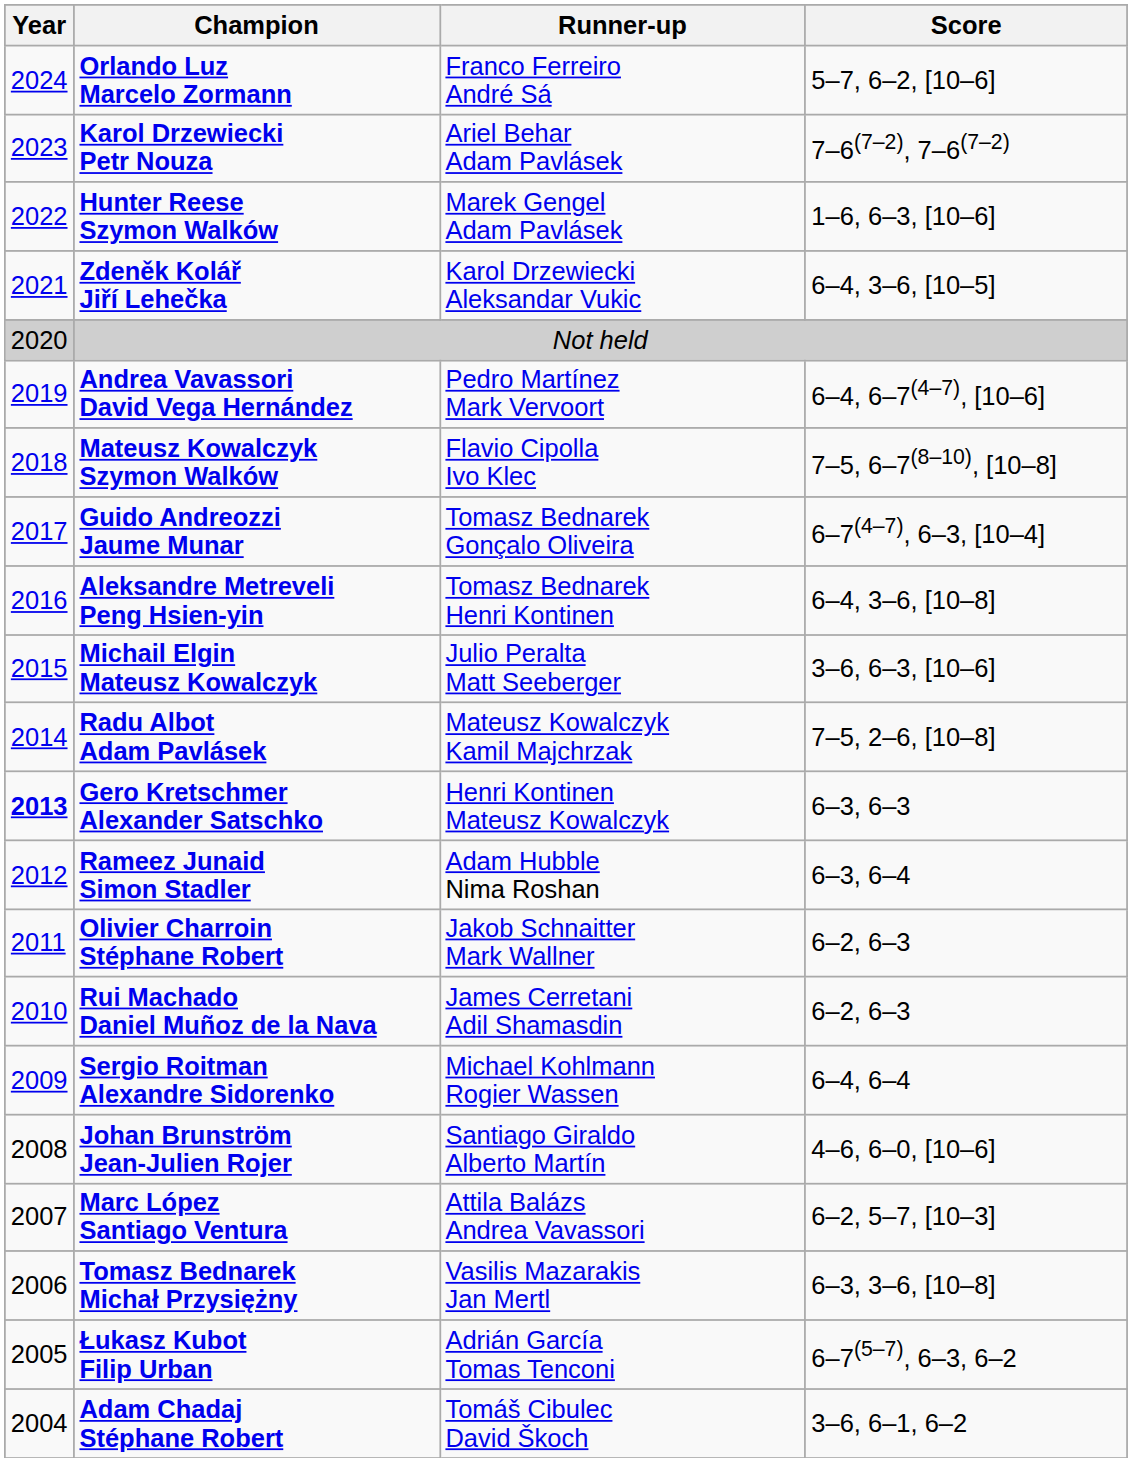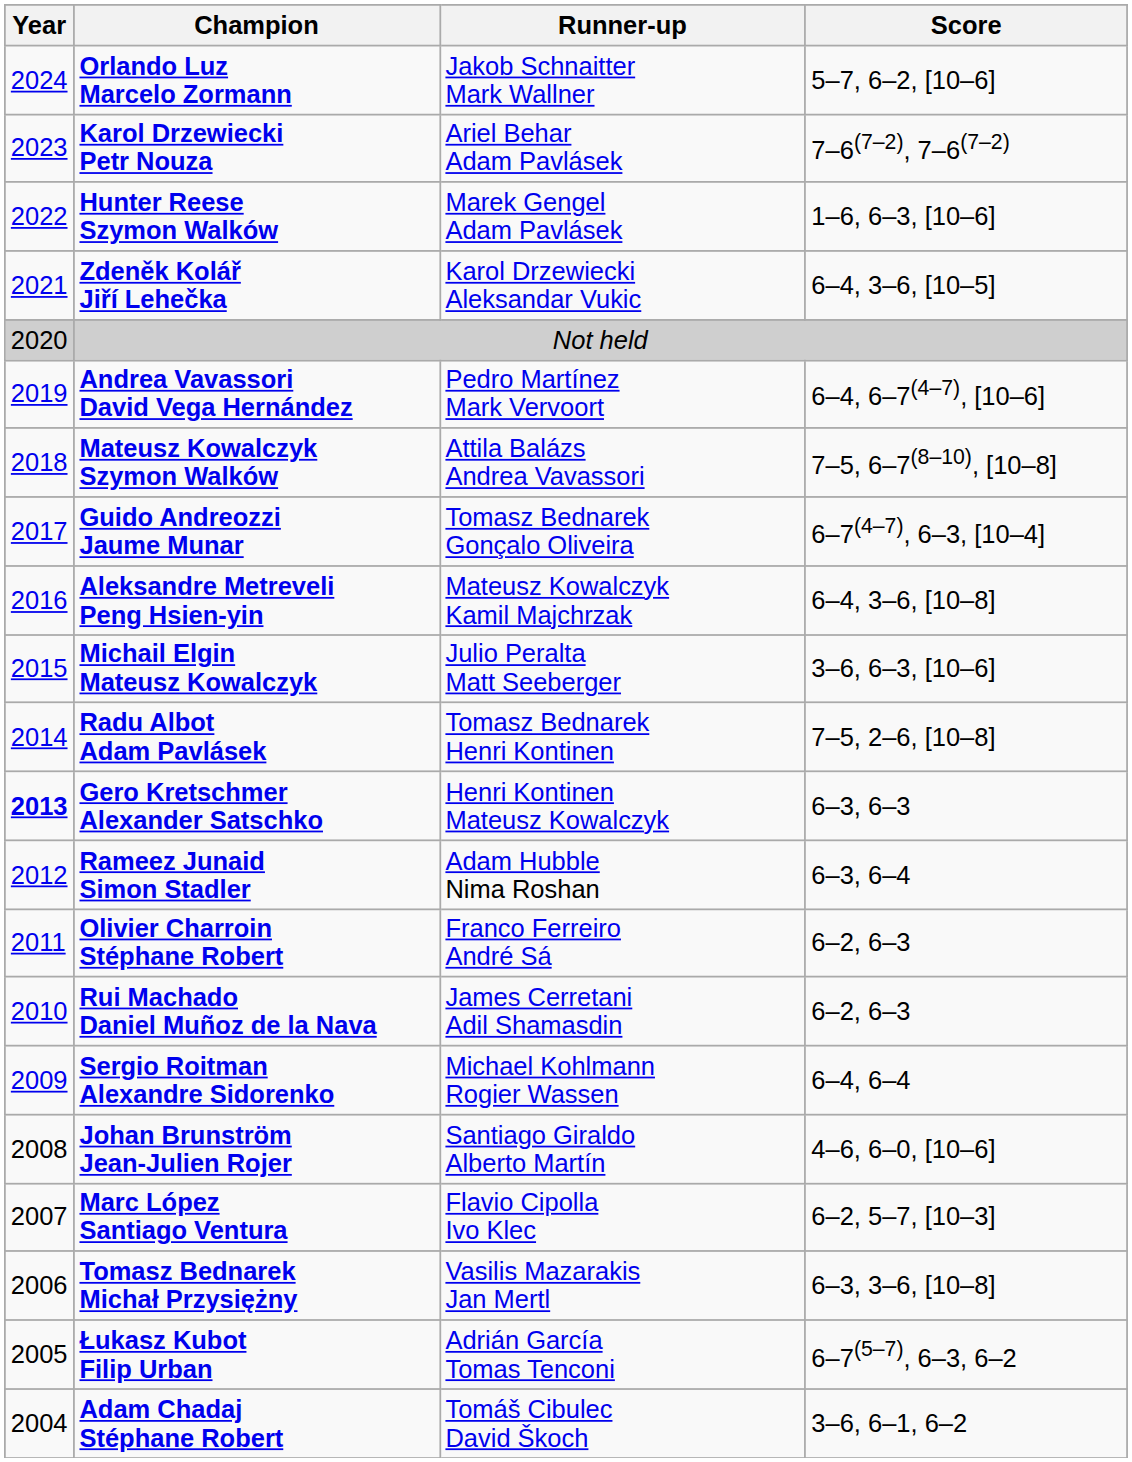(533, 80) Franco Ferreiro André Sá -> (540, 80) Jakob Schnaitter Mark Wallner
(522, 463) Flavio Cipolla Ivo Klec -> (545, 463) Attila Balázs Andrea Vavassori
(547, 600) Tomasz Bednarek Henri Kontinen -> (557, 600) Mateusz Kowalczyk Kamil Majchrzak
(557, 737) Mateusz Kowalczyk Kamil Majchrzak -> (547, 737) Tomasz Bednarek Henri Kontinen
(540, 943) Jakob Schnaitter Mark Wallner -> (533, 943) Franco Ferreiro André Sá
(545, 1218) Attila Balázs Andrea Vavassori -> (522, 1218) Flavio Cipolla Ivo Klec
